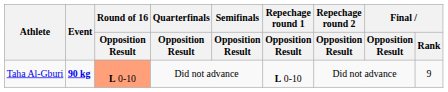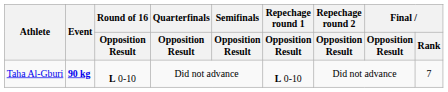(123, 79) lightsalmon background -> (123, 79) no background
(429, 74) 9 -> (429, 74) 7
